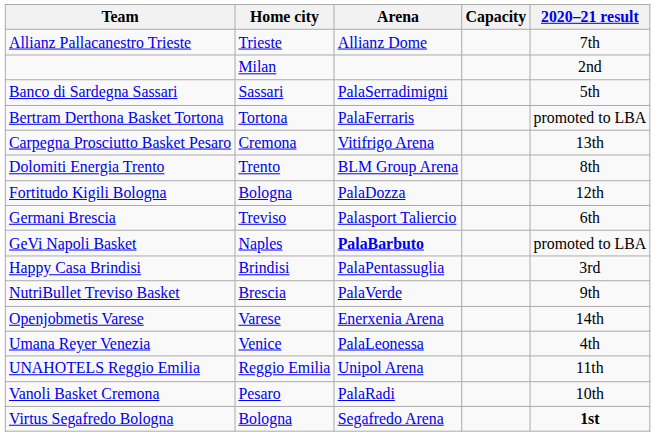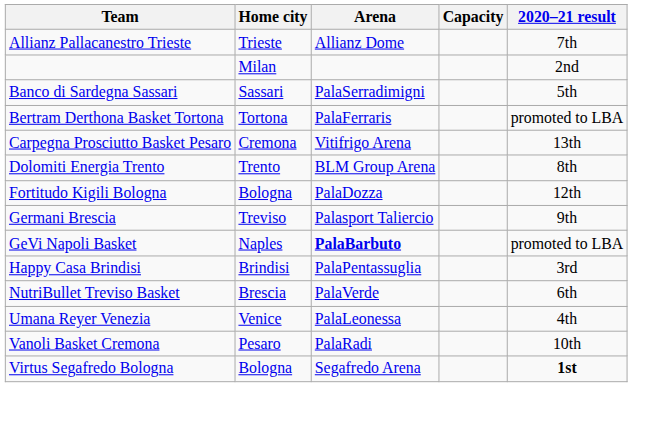(590, 218) 6th -> (567, 218) 9th
(590, 293) 9th -> (567, 293) 6th
- row: (76, 318)
- row: (104, 368)
